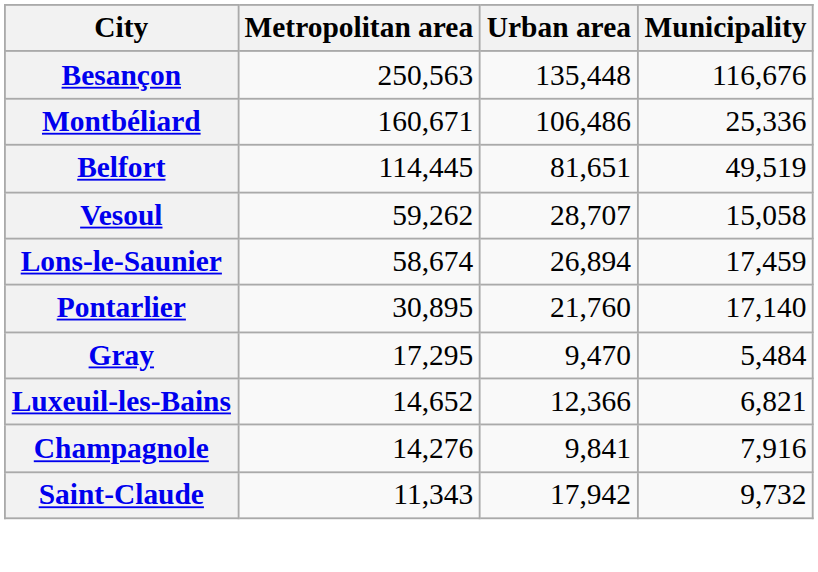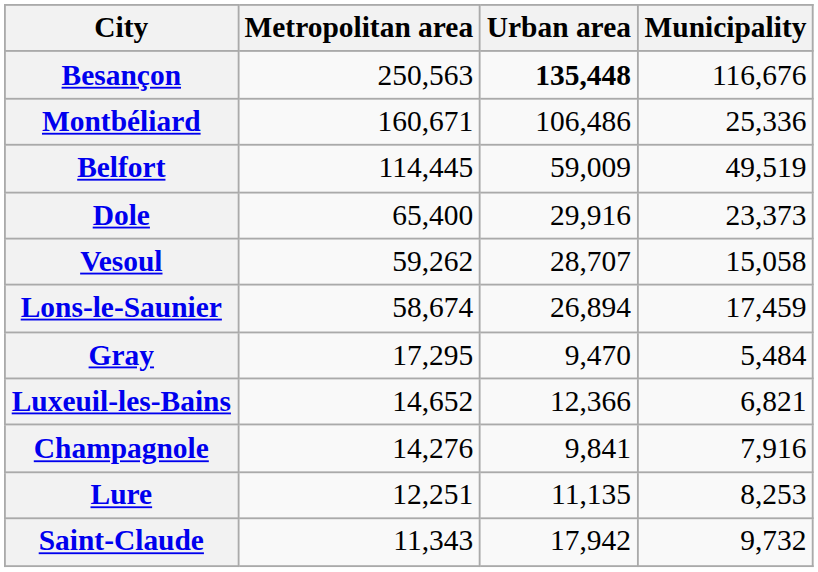(583, 74) normal -> (583, 74) bold
(590, 167) 81,651 -> (590, 167) 59,009
+ row: (121, 214)
- row: (121, 307)
+ row: (121, 494)
